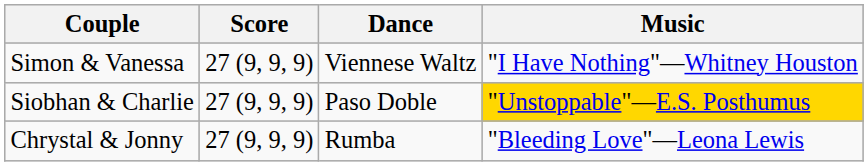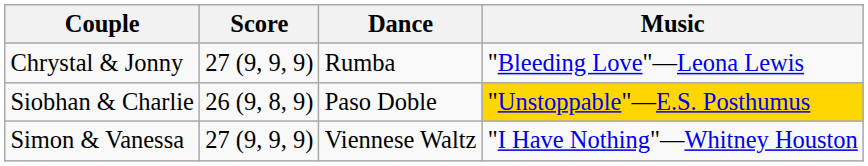rows swapped: (97, 140) <-> (97, 62)
(259, 101) 27 (9, 9, 9) -> (259, 101) 26 (9, 8, 9)
